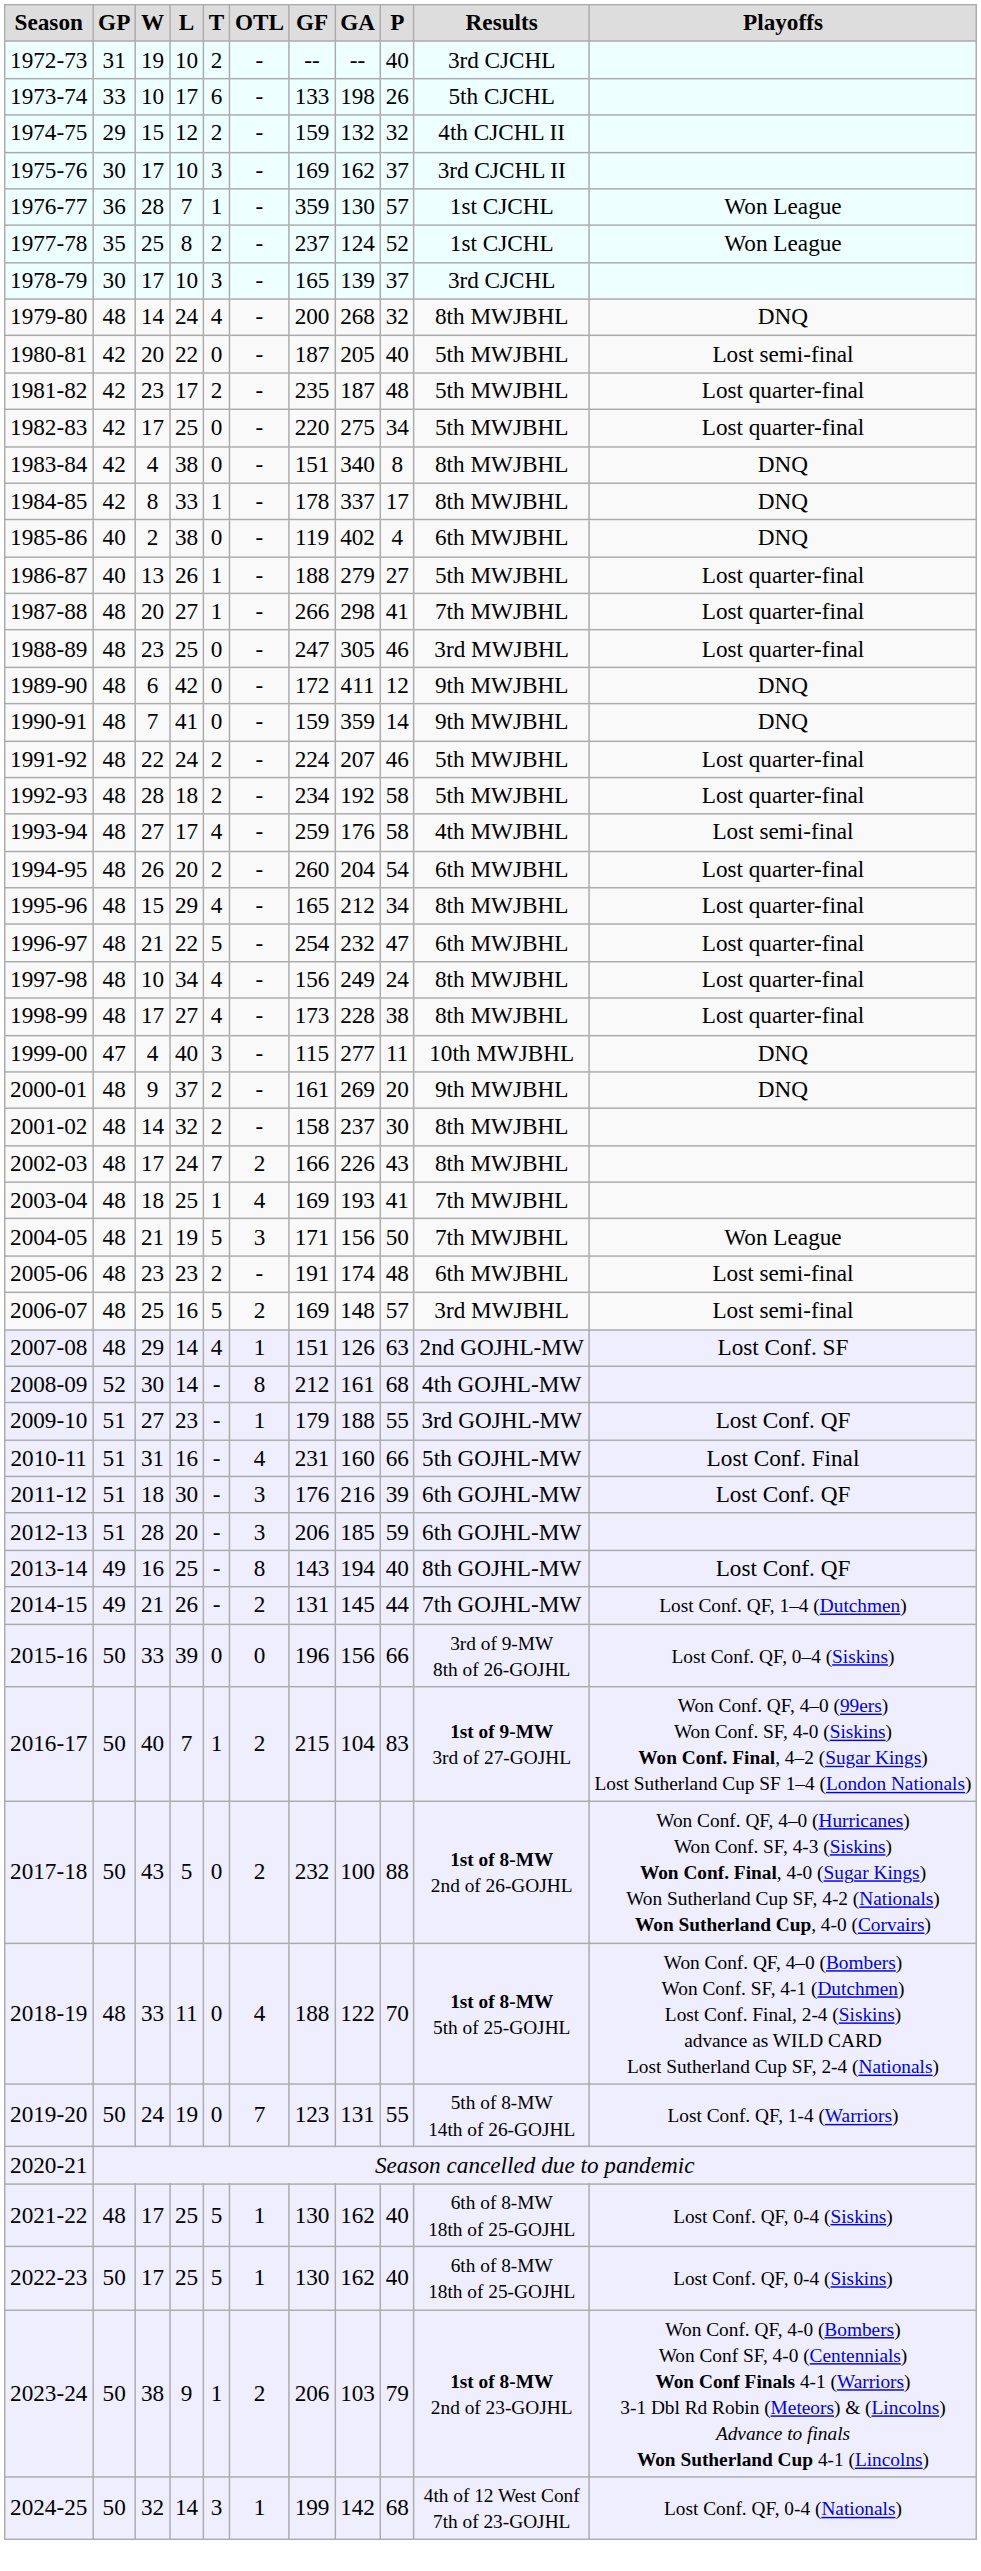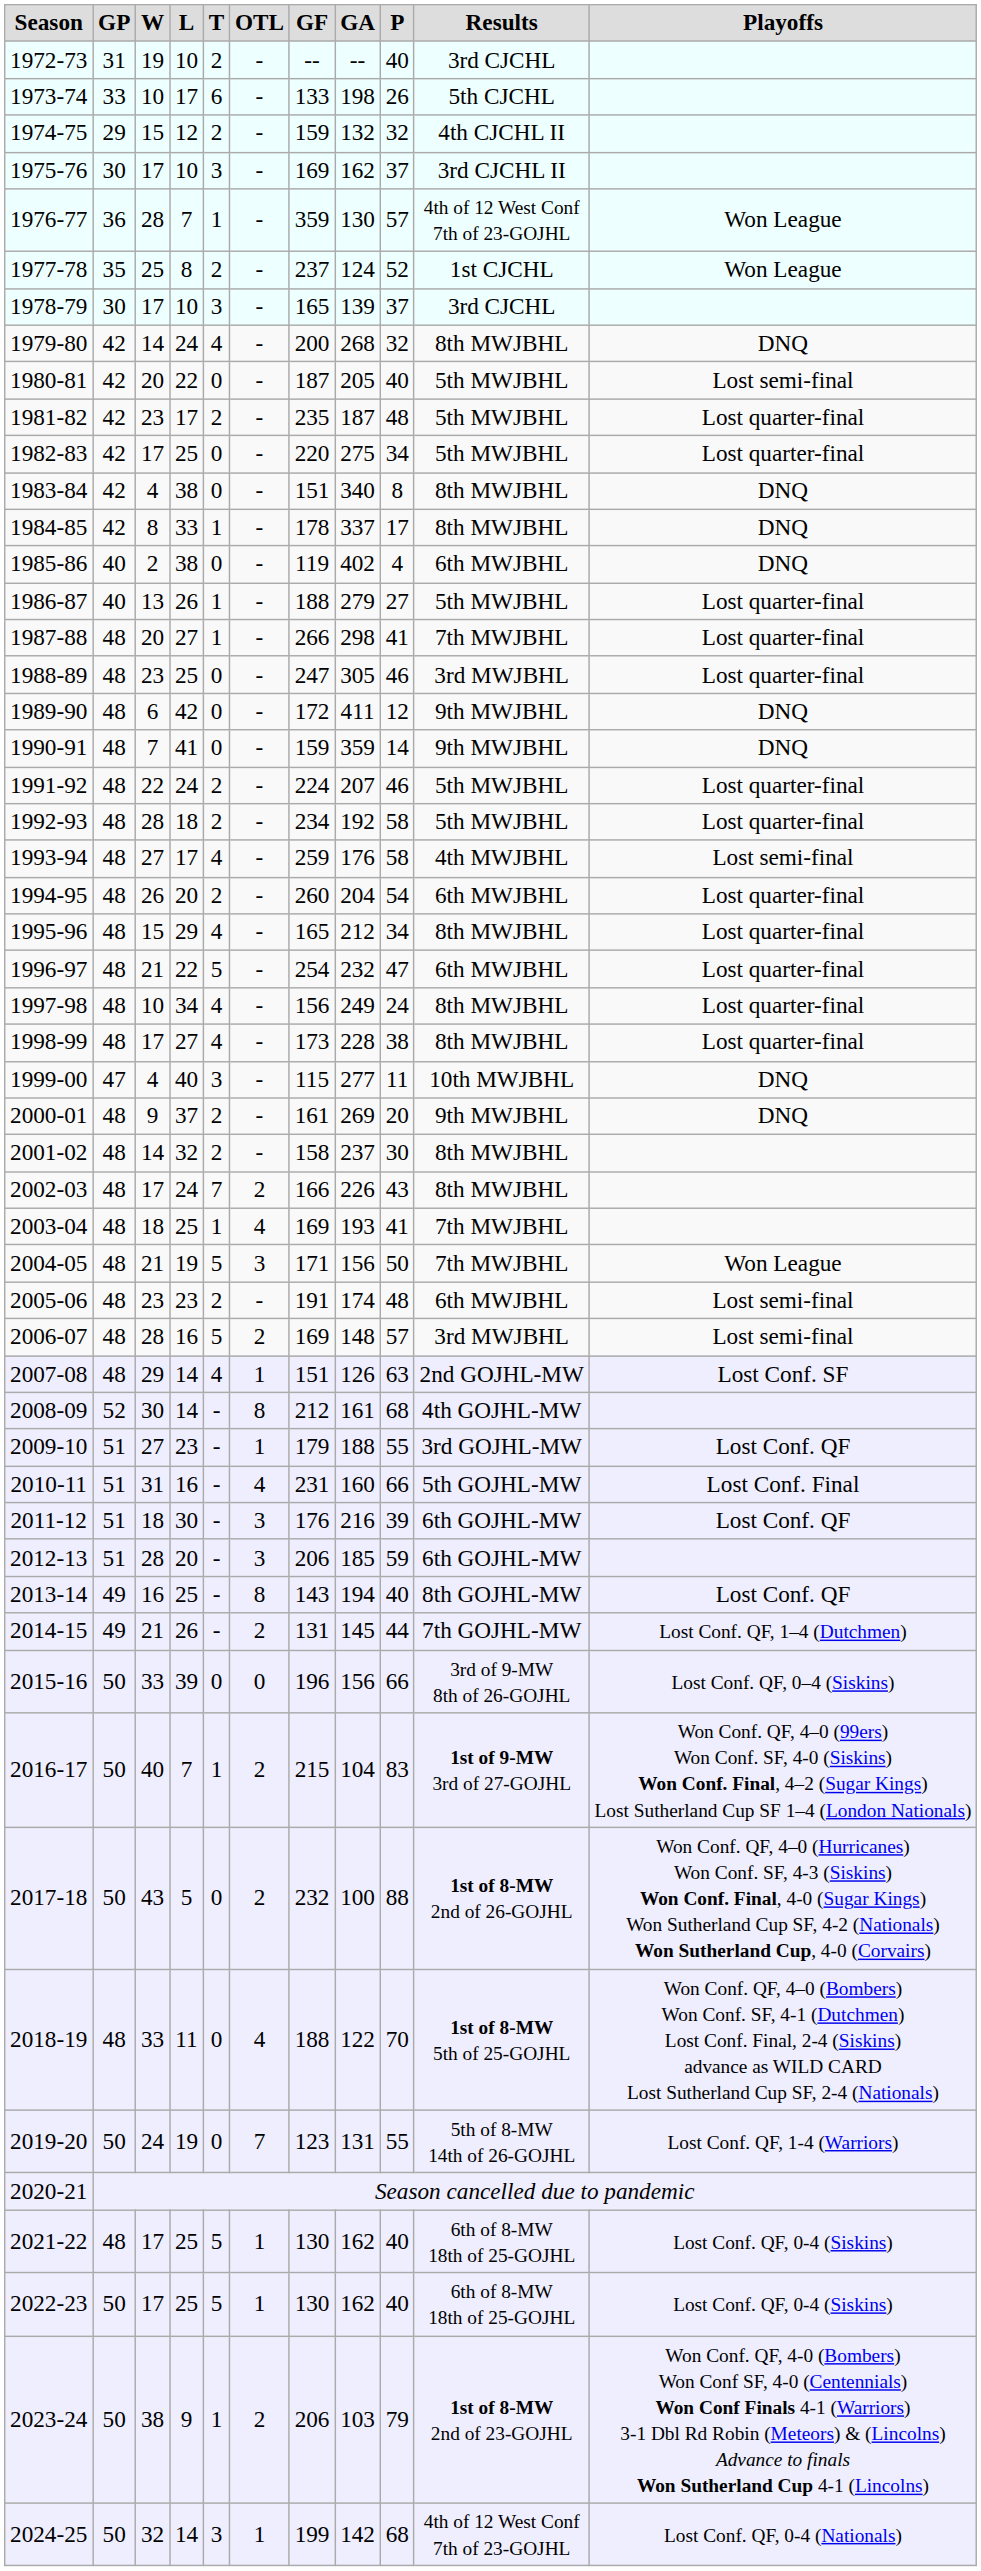(502, 206) 1st CJCHL -> (502, 221) 4th of 12 West Conf 7th of 23-GOJHL
(114, 317) 48 -> (114, 343) 42
(153, 1310) 25 -> (153, 1336) 28
